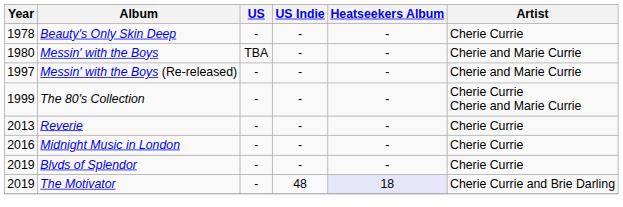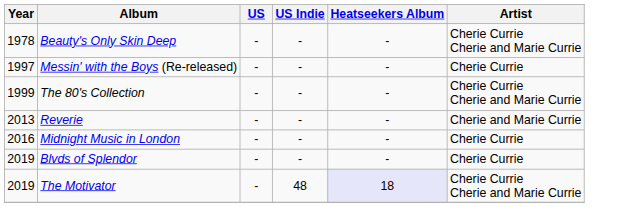(487, 33) Cherie Currie -> (516, 40) Cherie Currie Cherie and Marie Currie
- row: (99, 53)
(516, 72) Cherie and Marie Currie -> (487, 67) Cherie Currie
(487, 125) Cherie Currie -> (516, 120) Cherie and Marie Currie
(532, 184) Cherie Currie and Brie Darling -> (516, 185) Cherie Currie Cherie and Marie Currie
